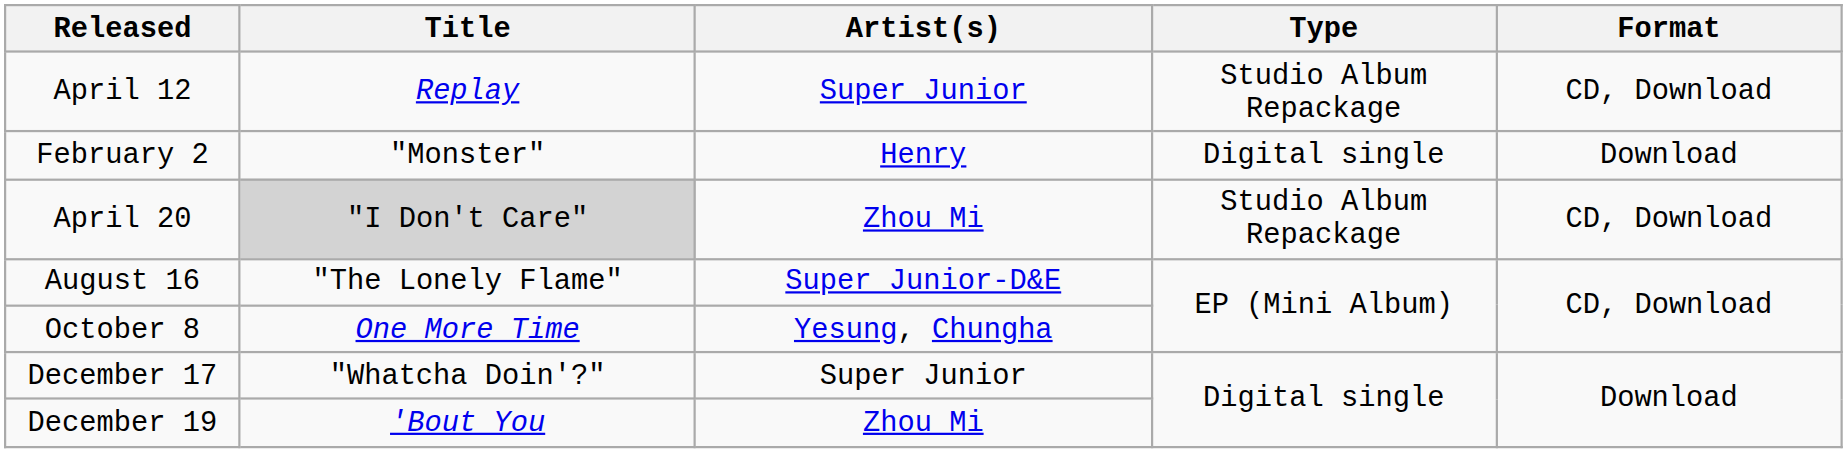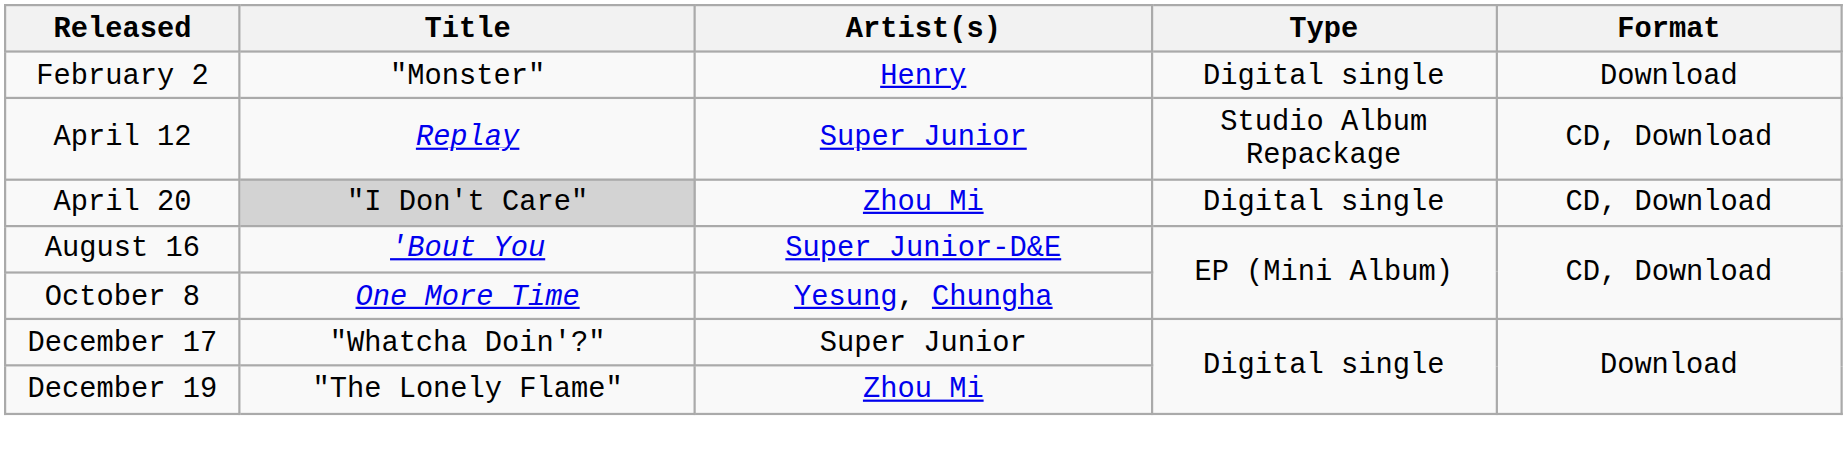rows swapped: (122, 155) <-> (122, 92)
(1324, 219) Studio Album Repackage -> (1324, 202) Digital single
(468, 282) "The Lonely Flame" -> (468, 249) 'Bout You
(468, 423) 'Bout You -> (468, 389) "The Lonely Flame"
